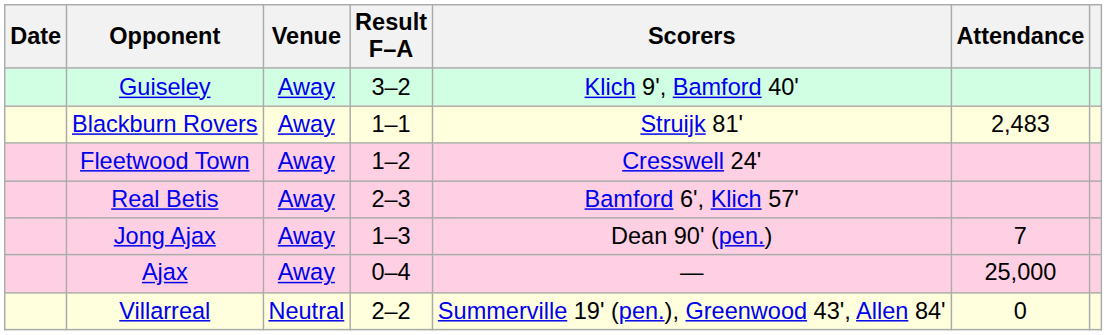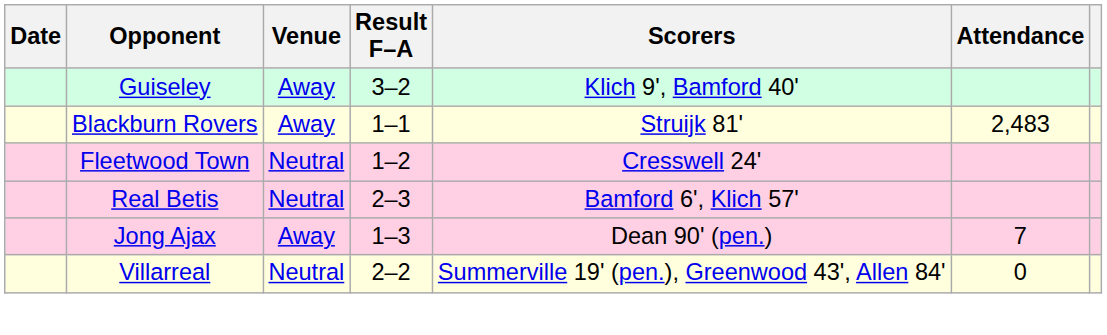(306, 161) Away -> (306, 161) Neutral
(306, 198) Away -> (306, 198) Neutral
- row: (165, 273)
